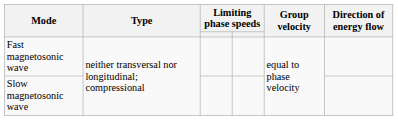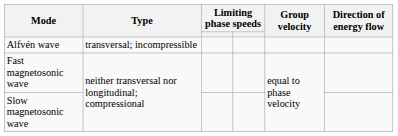+ row: (33, 45)
